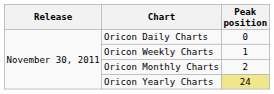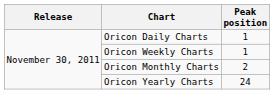(245, 37) 0 -> (245, 37) 1
(245, 82) khaki background -> (245, 82) no background
